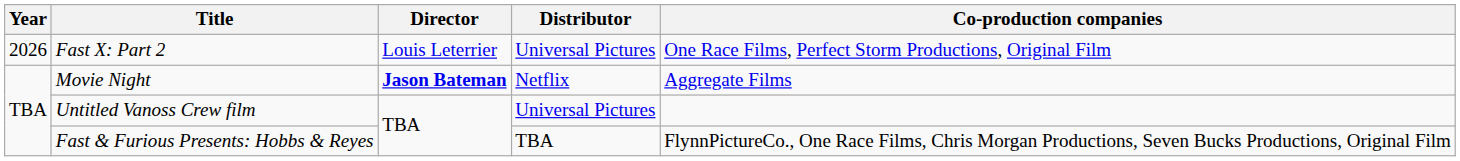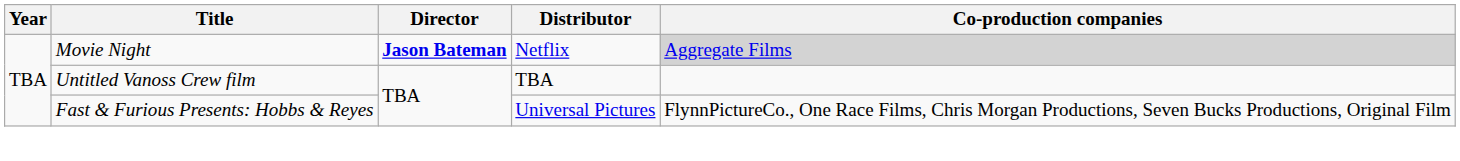- row: (111, 49)
(728, 79) no background -> (728, 49) lightgrey background
(585, 110) Universal Pictures -> (534, 79) TBA
(534, 140) TBA -> (585, 110) Universal Pictures
